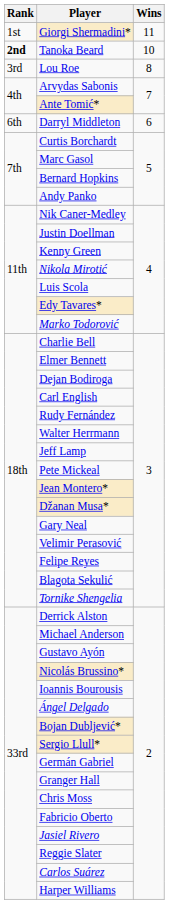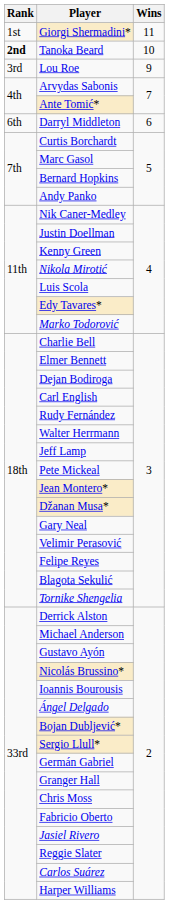(149, 68) 8 -> (149, 68) 9
